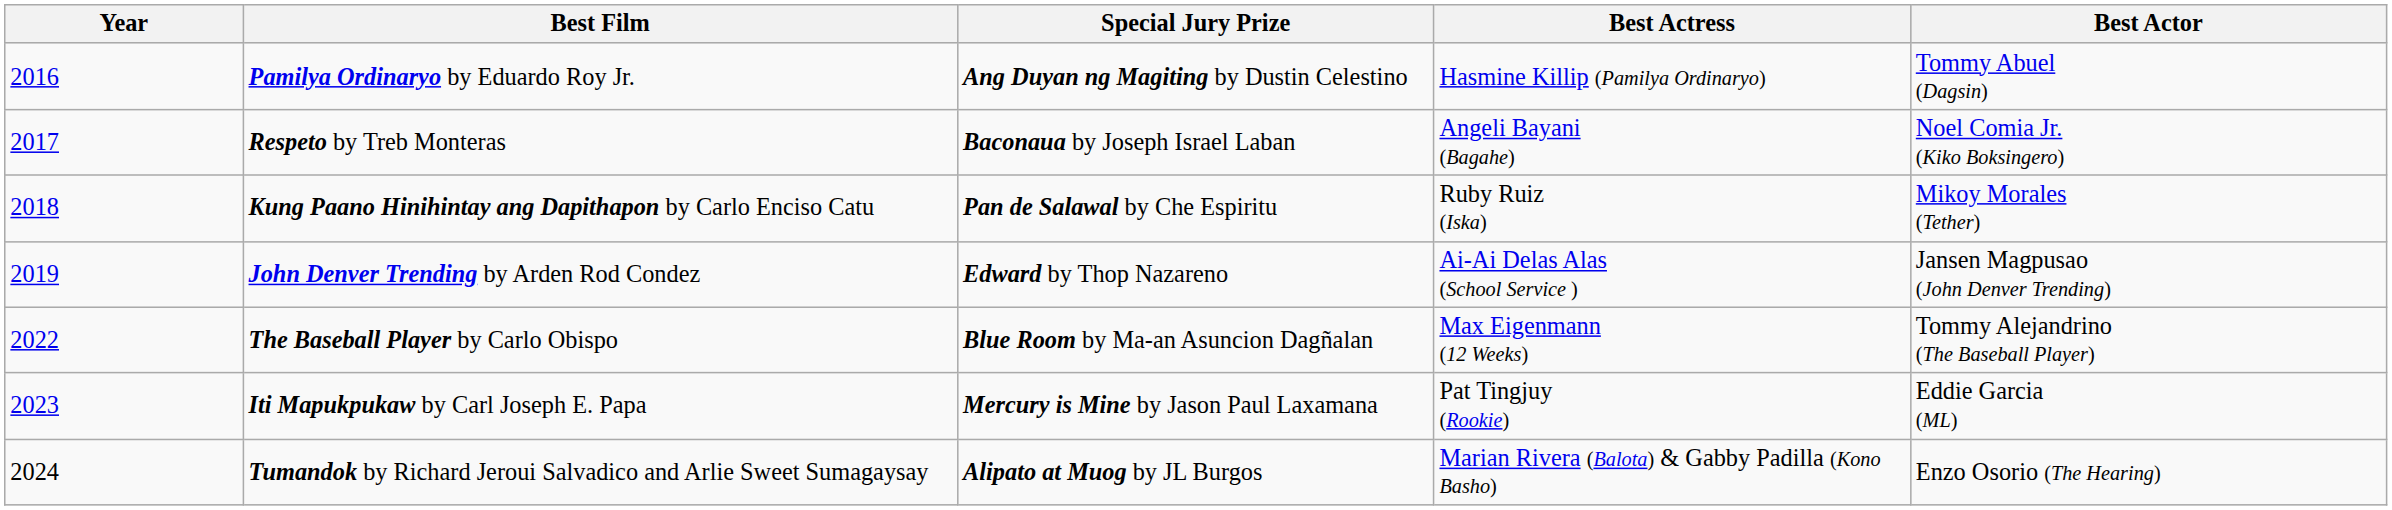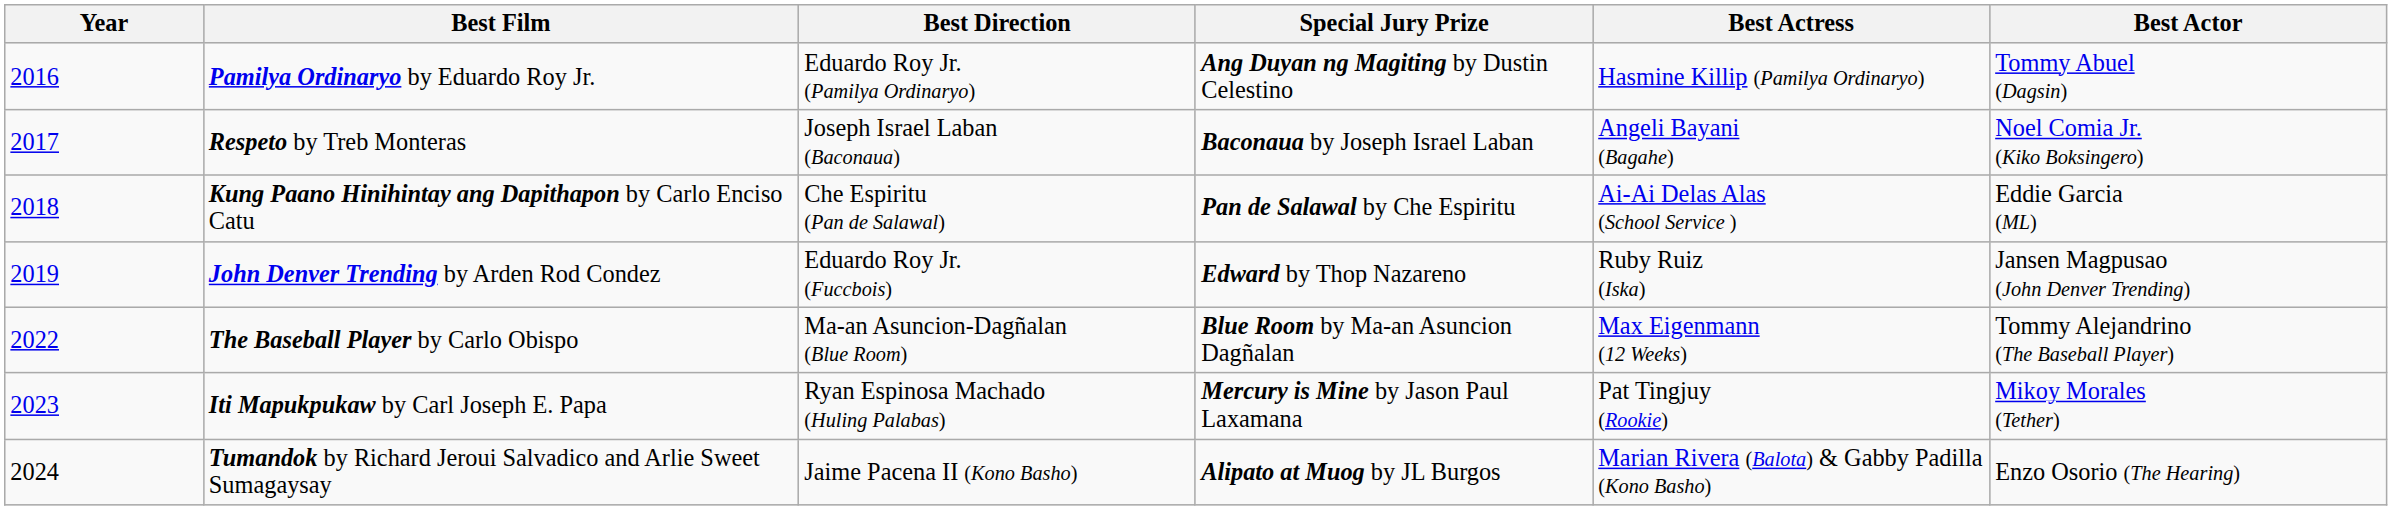+ column: (997, 23)
(1492, 207) Ruby Ruiz (Iska) -> (1682, 207) Ai-Ai Delas Alas (School Service )
(1991, 207) Mikoy Morales (Tether) -> (2059, 207) Eddie Garcia (ML)
(1523, 273) Ai-Ai Delas Alas (School Service ) -> (1651, 273) Ruby Ruiz (Iska)
(1980, 405) Eddie Garcia (ML) -> (2070, 405) Mikoy Morales (Tether)
